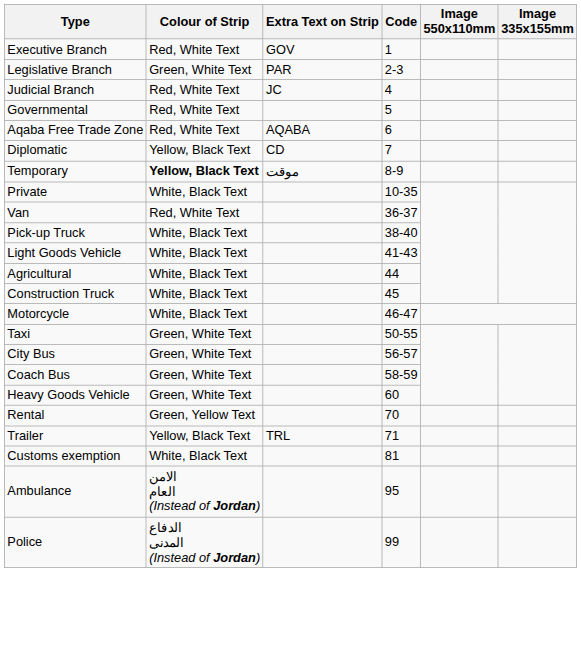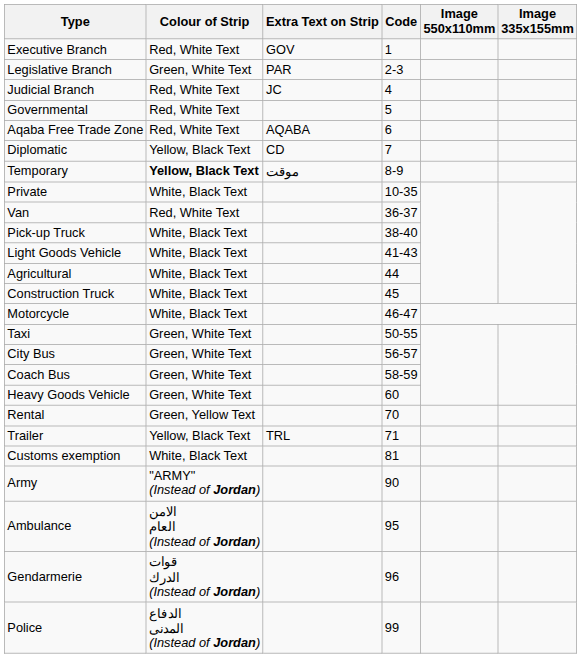+ row: (22, 483)
+ row: (45, 577)
